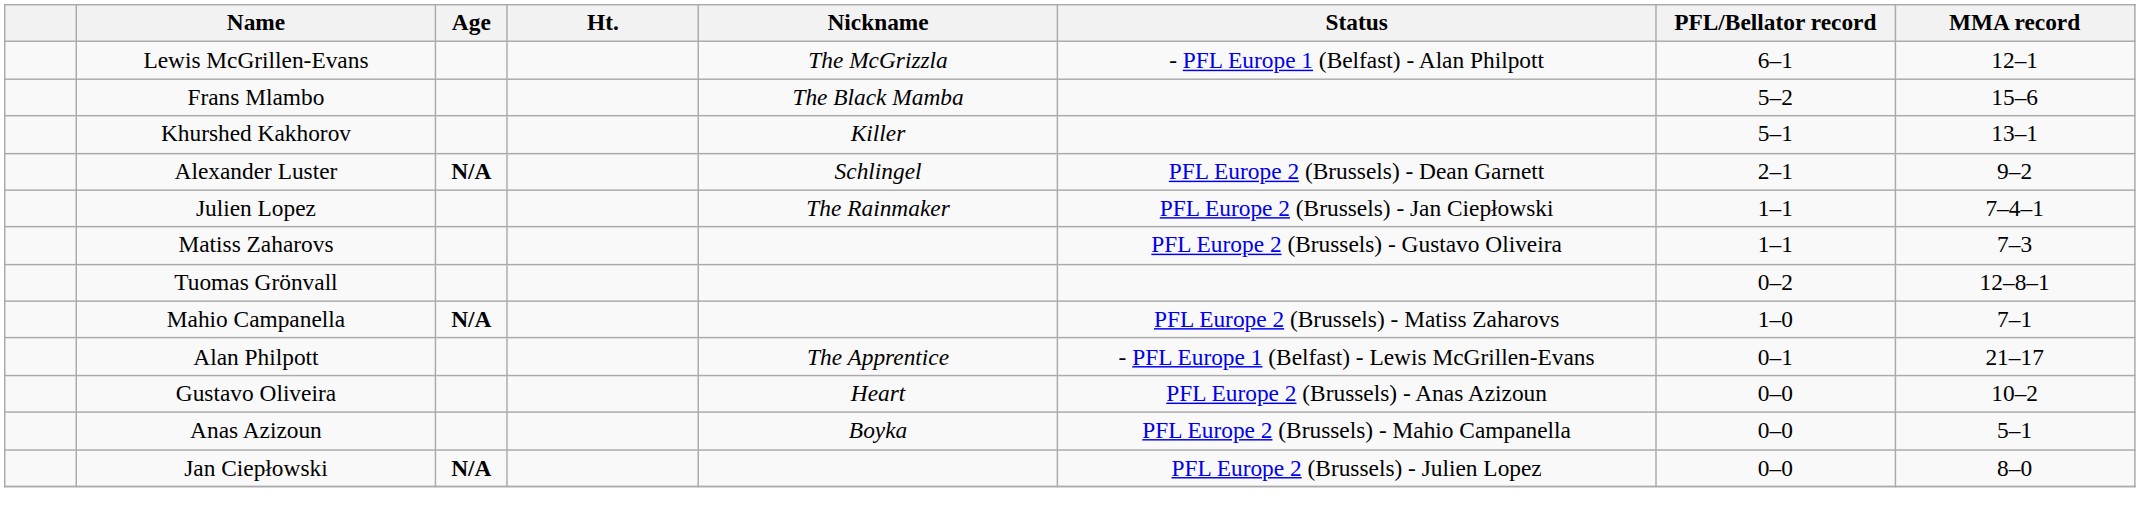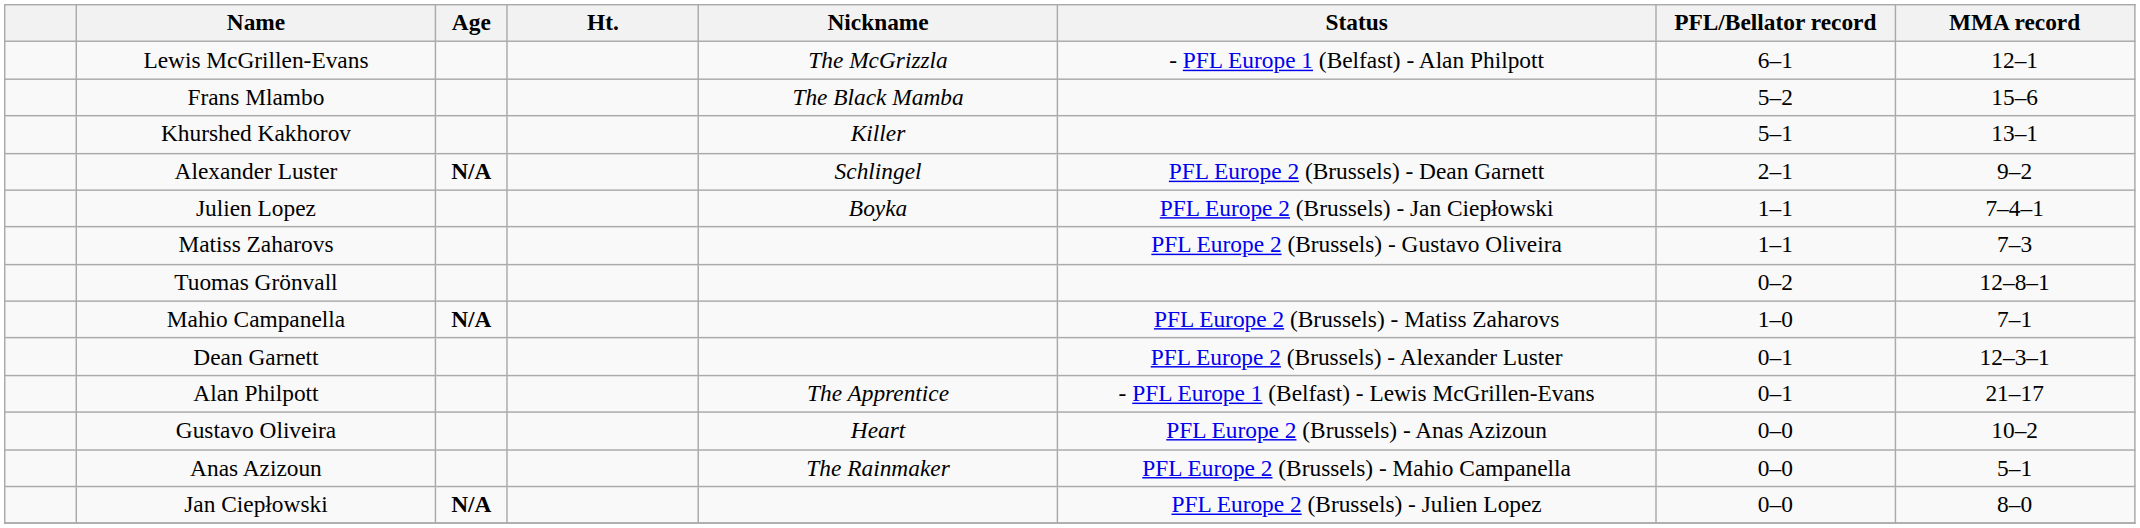(878, 208) The Rainmaker -> (878, 208) Boyka
+ row: (256, 356)
(878, 430) Boyka -> (878, 467) The Rainmaker
